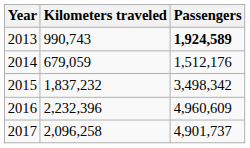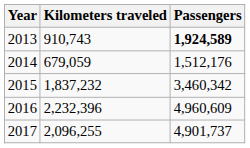(67, 39) 990,743 -> (67, 39) 910,743
(203, 85) 3,498,342 -> (203, 85) 3,460,342
(73, 131) 2,096,258 -> (73, 131) 2,096,255
